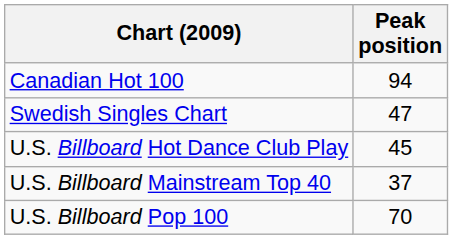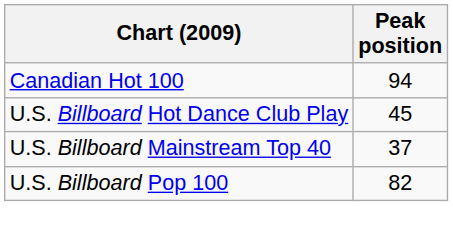- row: (118, 114)
(400, 217) 70 -> (400, 182) 82
